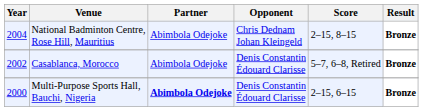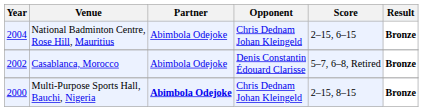(333, 35) 2–15, 8–15 -> (333, 35) 2–15, 6–15
(271, 92) Denis Constantin Édouard Clarisse -> (269, 92) Chris Dednam Johan Kleingeld
(333, 92) 2–15, 6–15 -> (333, 92) 2–15, 8–15
